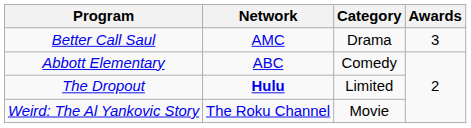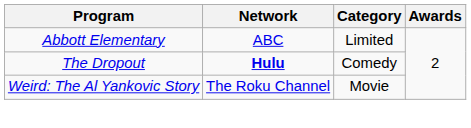- row: (104, 39)
(369, 63) Comedy -> (369, 39) Limited
(369, 87) Limited -> (369, 63) Comedy
